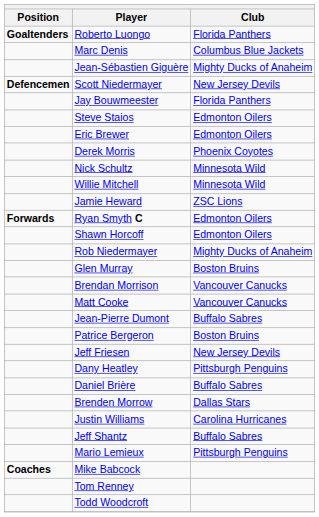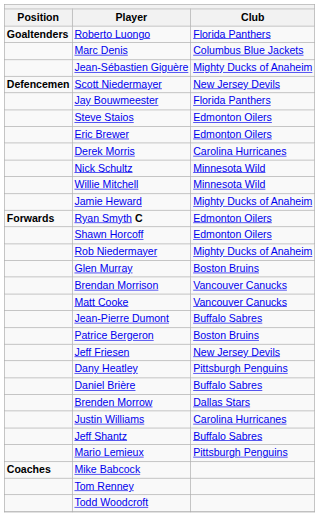(233, 151) Phoenix Coyotes -> (240, 151) Carolina Hurricanes
(218, 201) ZSC Lions -> (253, 201) Mighty Ducks of Anaheim
